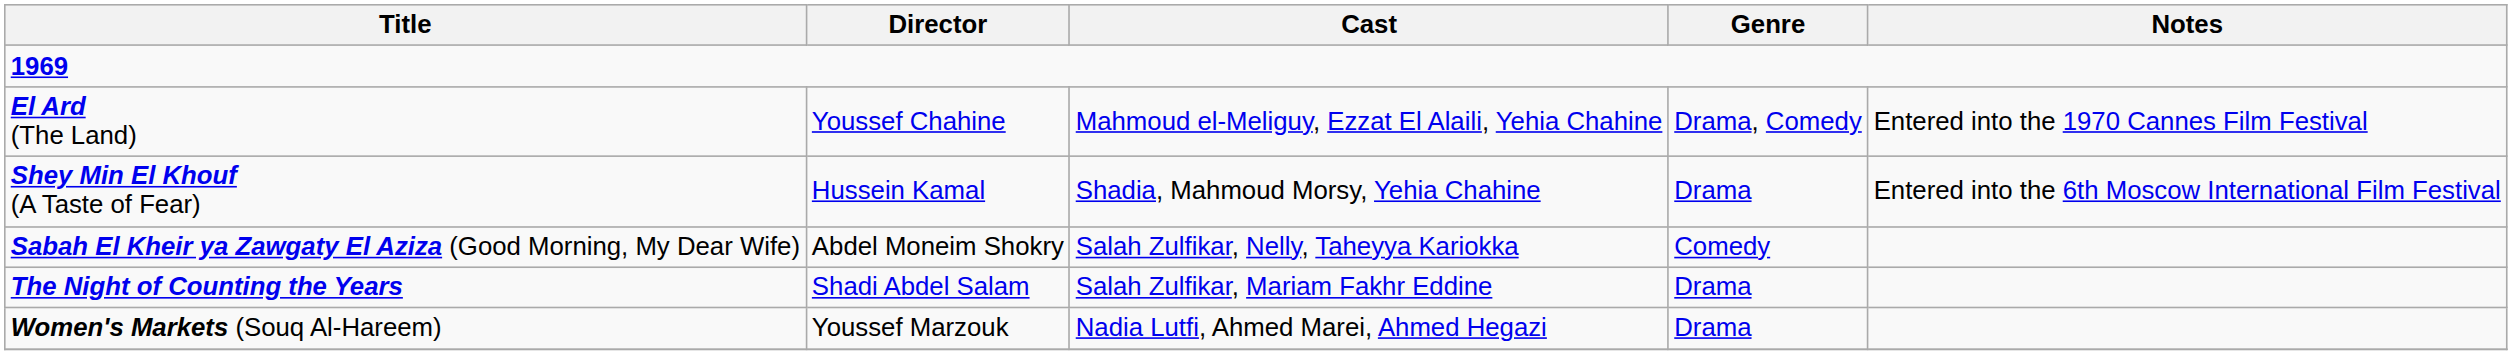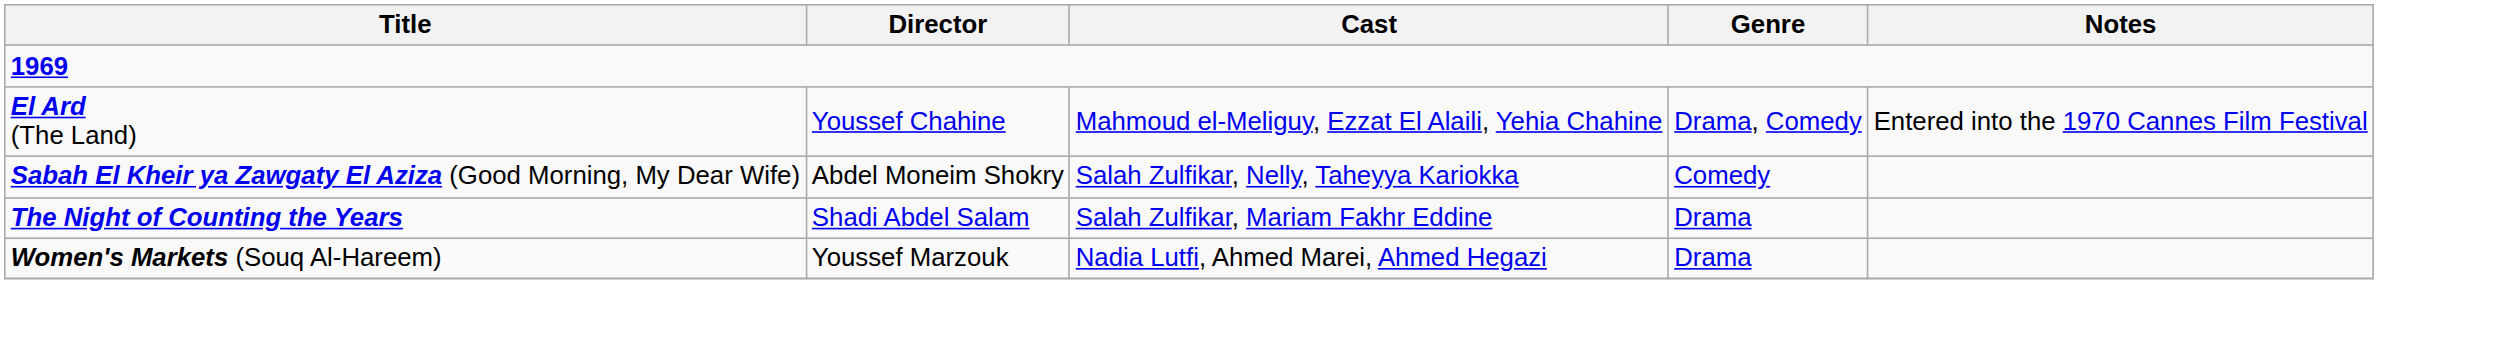- row: (124, 190)
